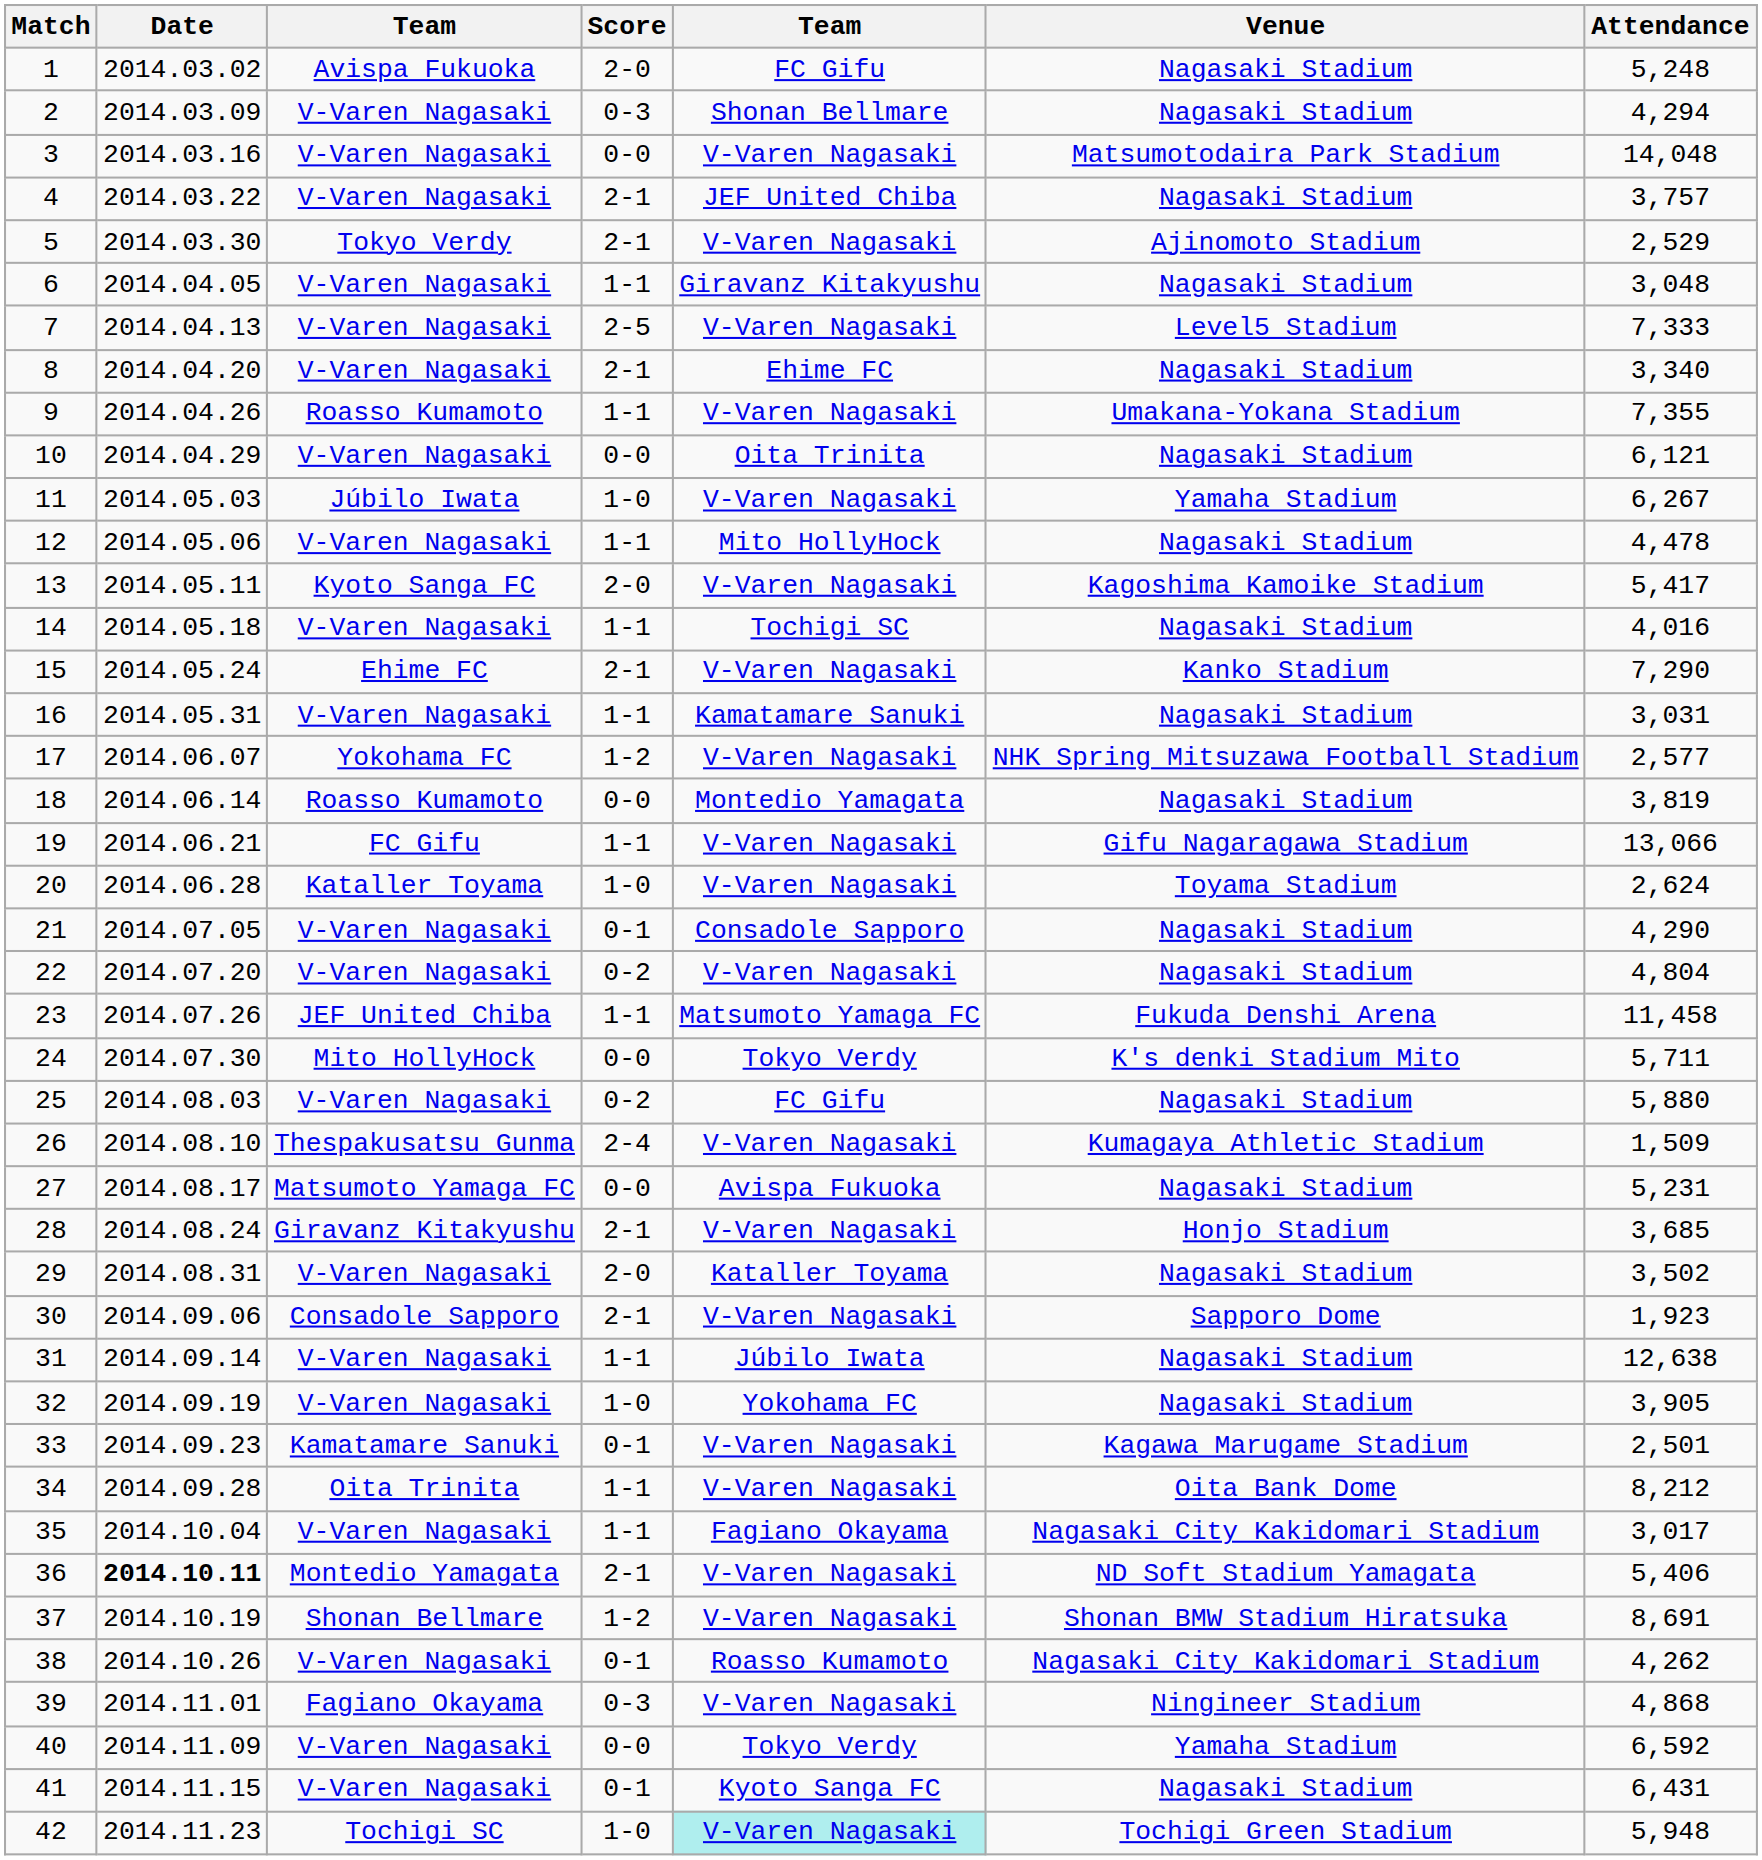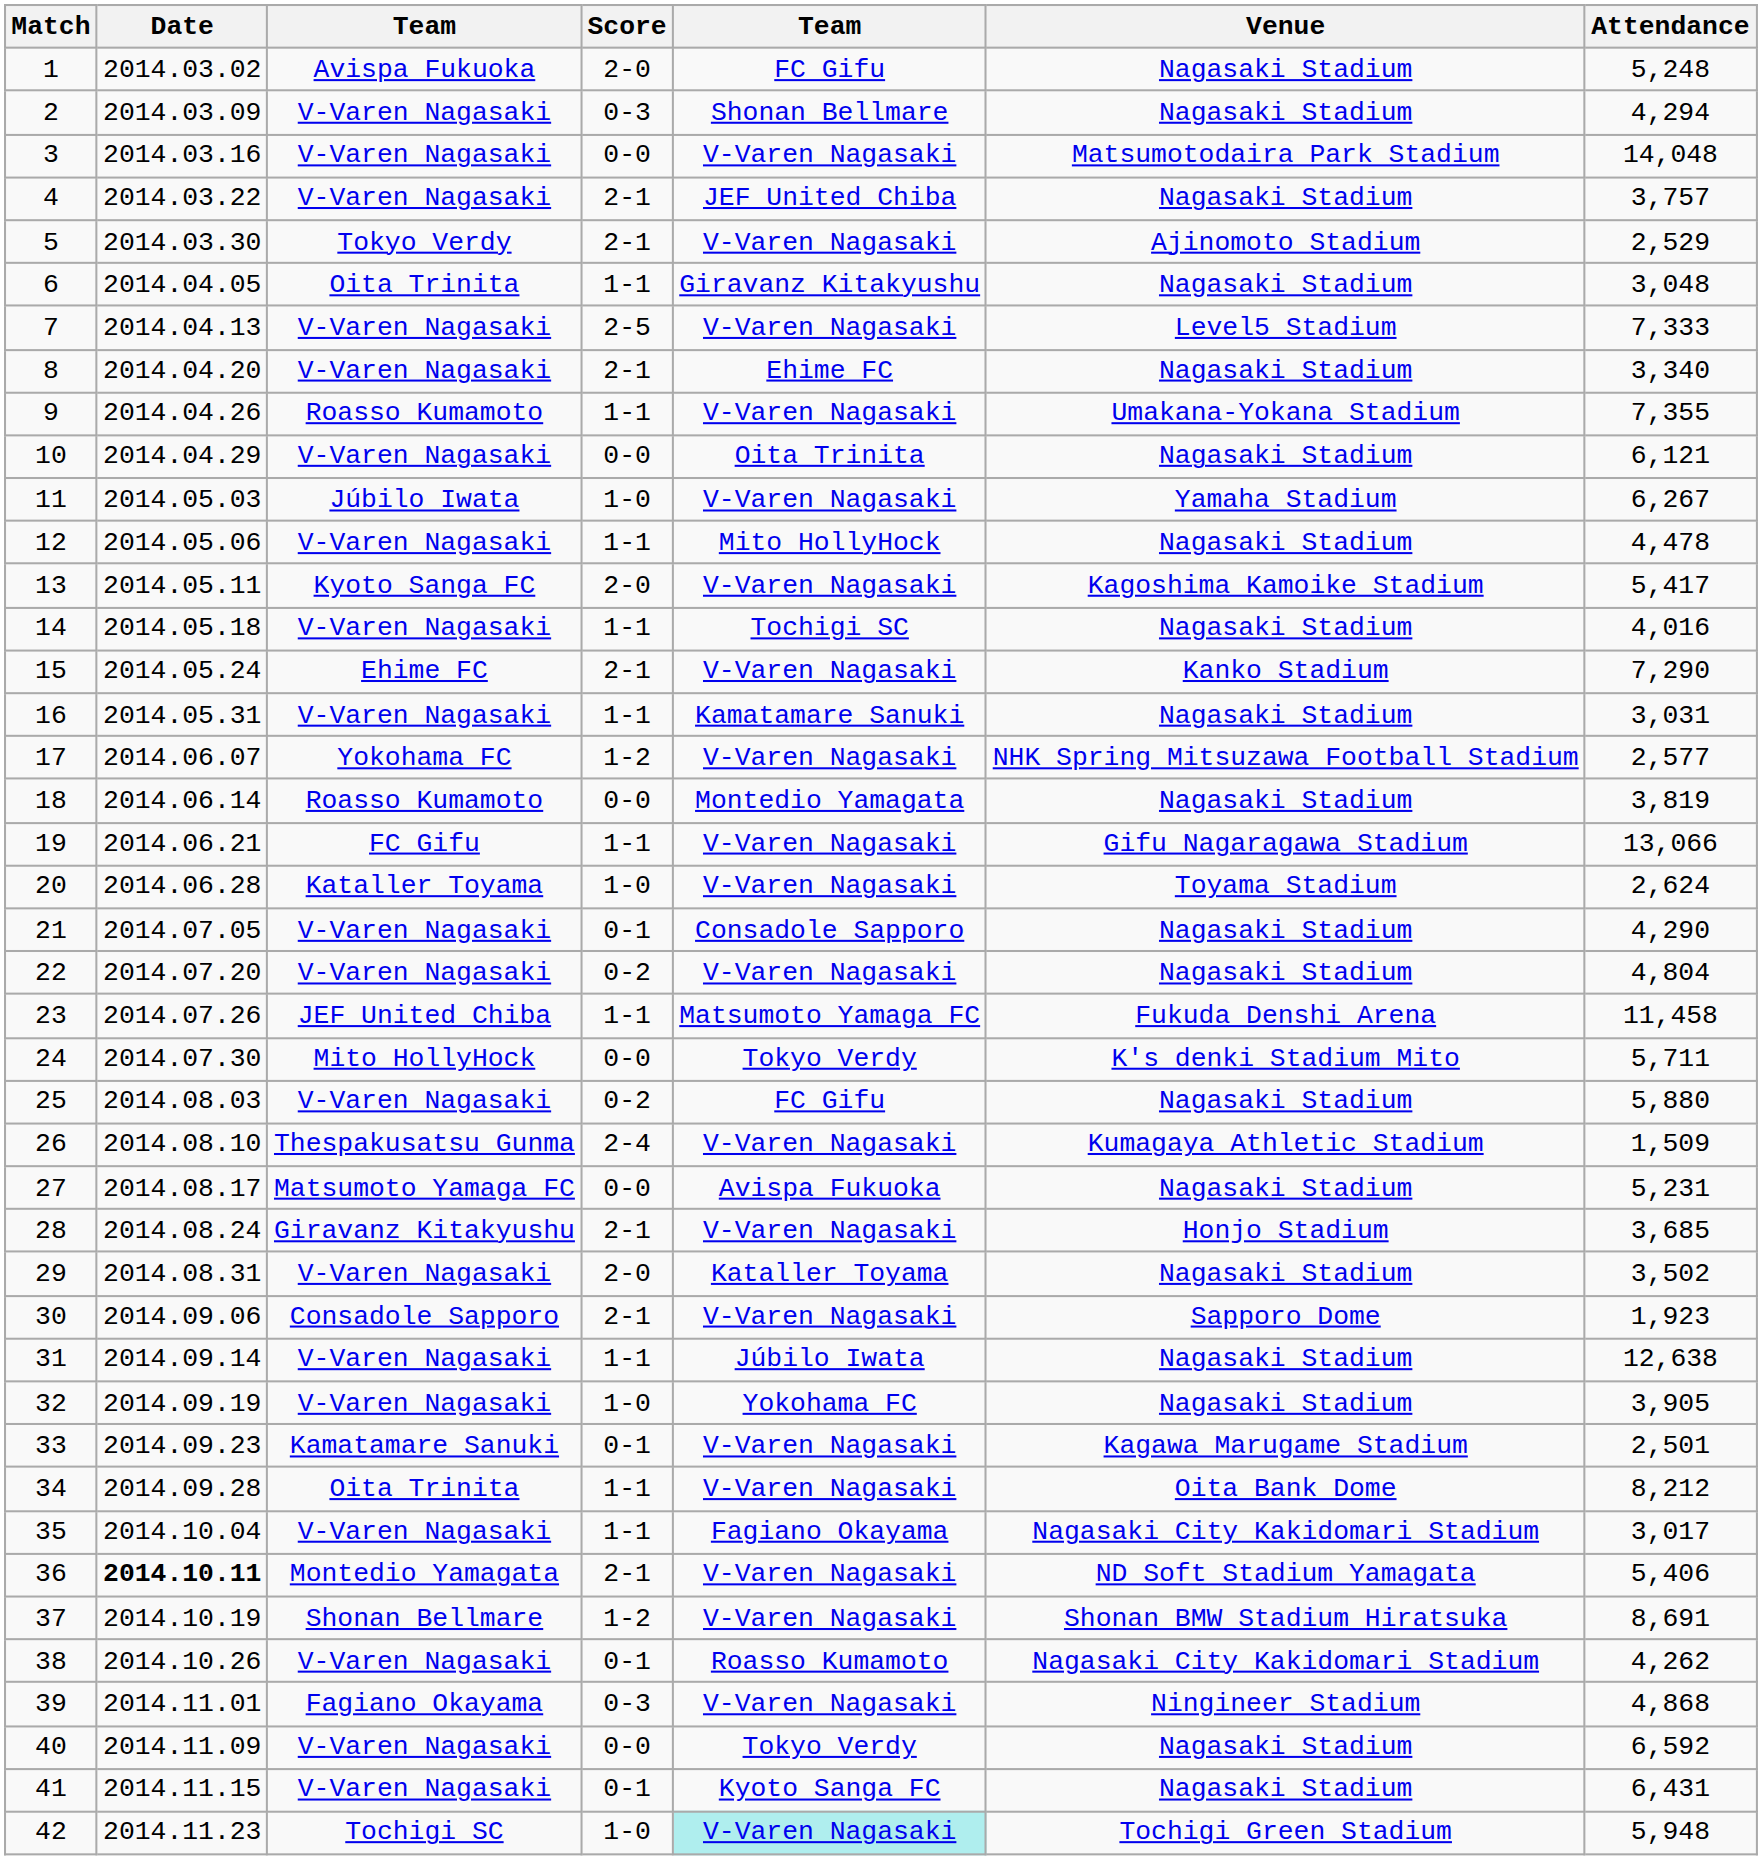(424, 285) V-Varen Nagasaki -> (424, 285) Oita Trinita
(1286, 1747) Yamaha Stadium -> (1286, 1747) Nagasaki Stadium
